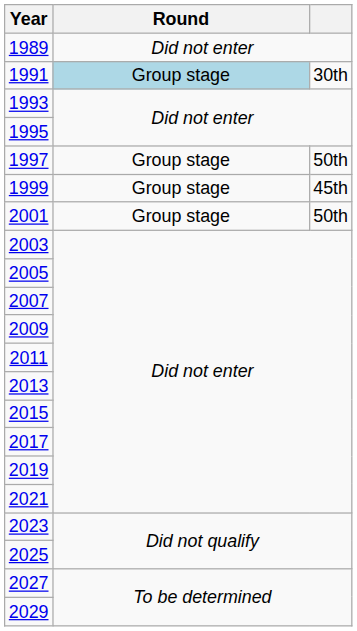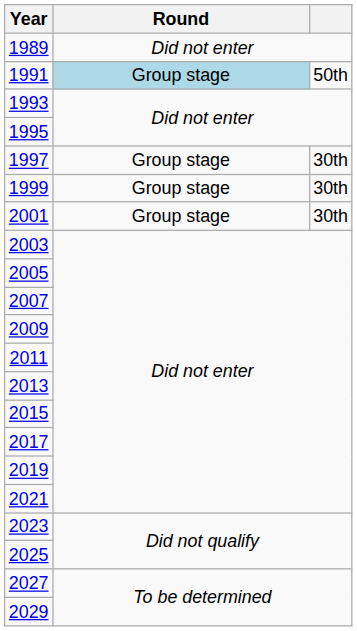(331, 76) 30th -> (331, 76) 50th
(331, 160) 50th -> (331, 160) 30th
(331, 188) 45th -> (331, 188) 30th
(331, 217) 50th -> (331, 217) 30th
